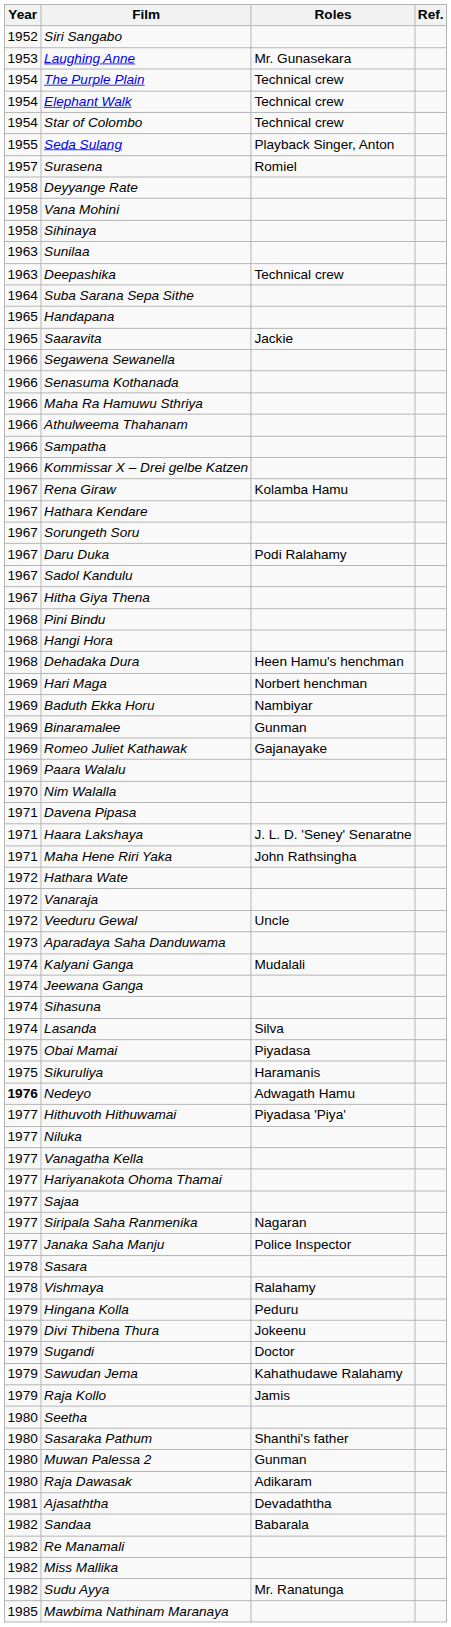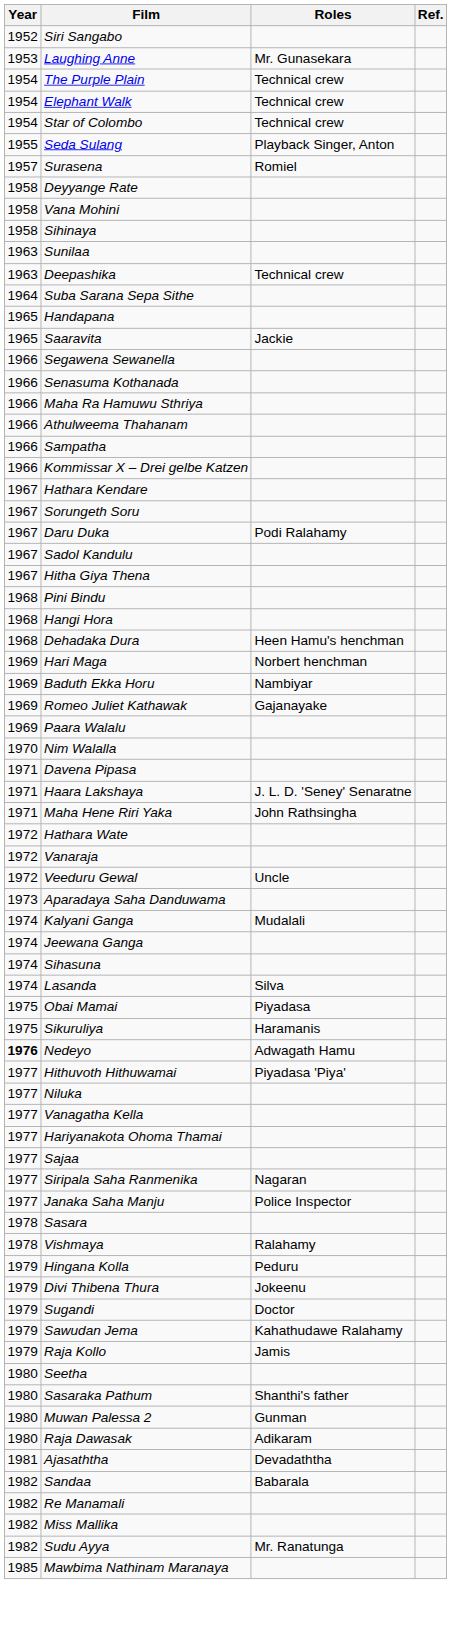- row: (80, 489)
- row: (82, 727)
